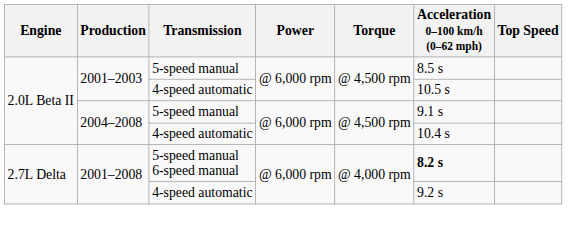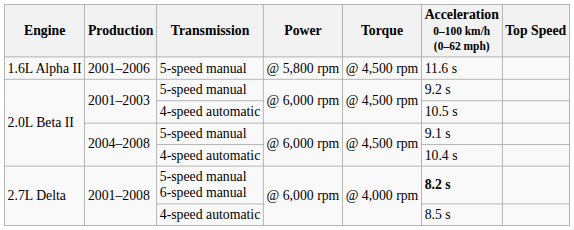+ row: (119, 68)
(430, 68) 8.5 s -> (438, 90) 9.2 s
(430, 192) 9.2 s -> (438, 214) 8.5 s
